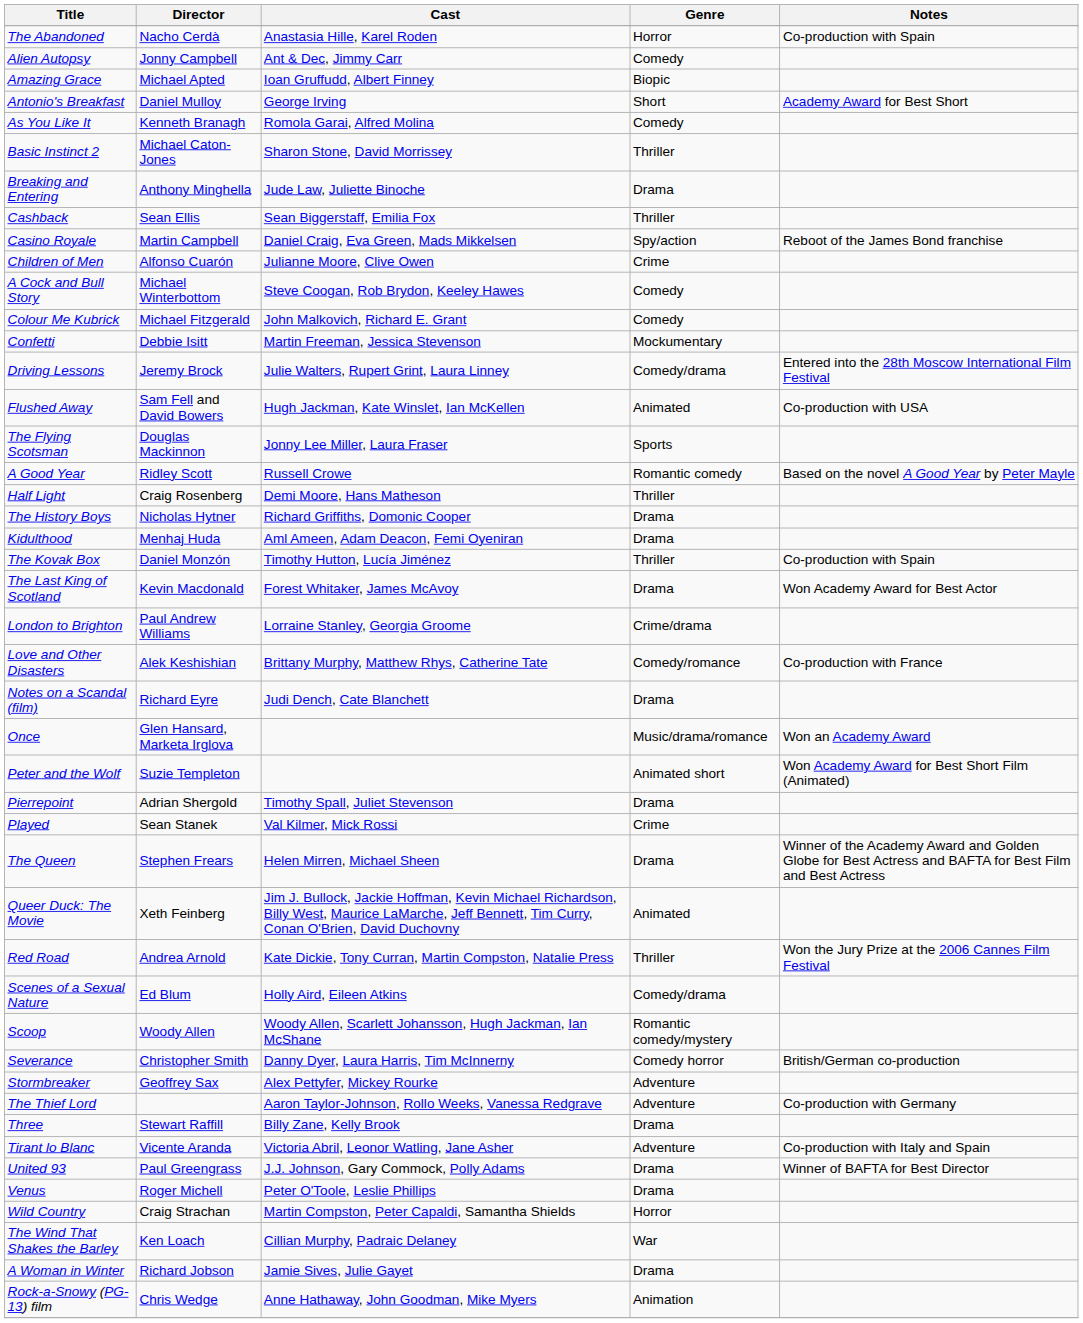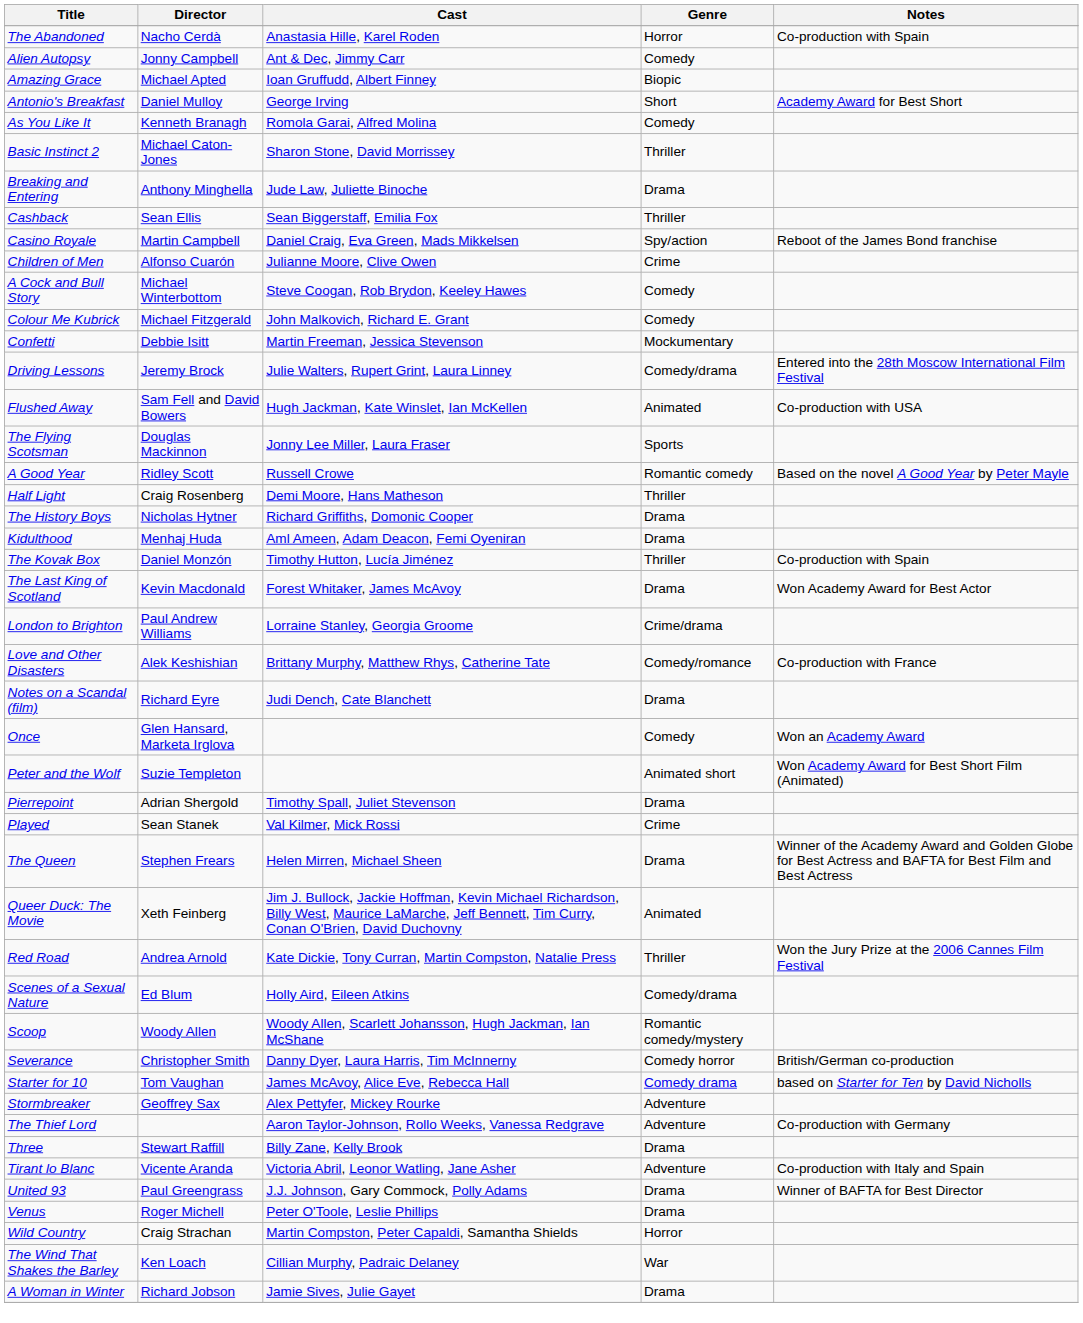(700, 736) Music/drama/romance -> (669, 736) Comedy
+ row: (47, 1082)
- row: (68, 1299)
